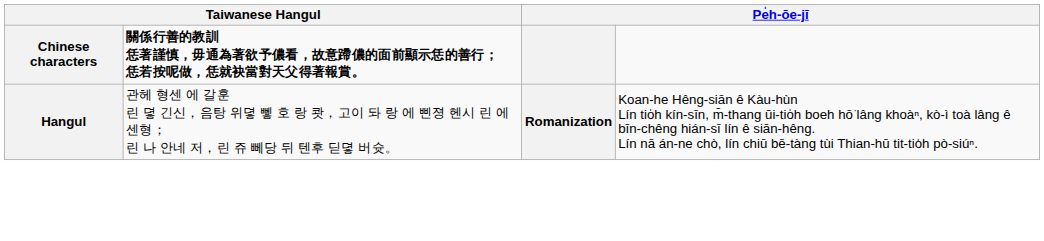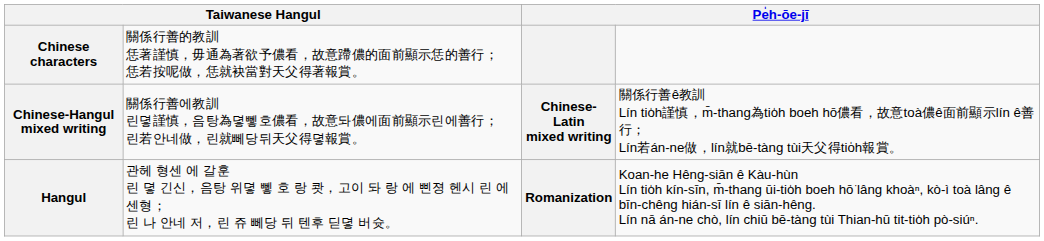(312, 54) bold -> (312, 54) normal
+ row: (64, 121)
